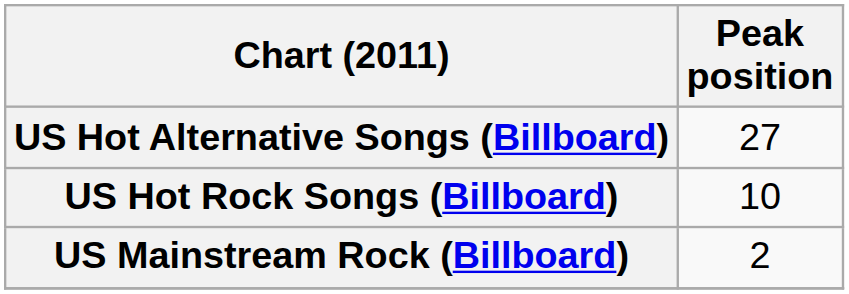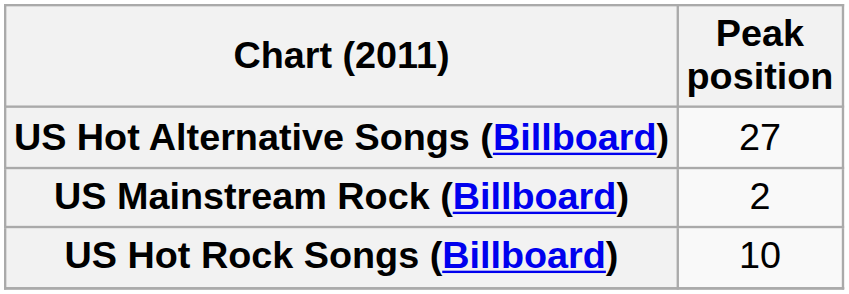rows swapped: (341, 256) <-> (342, 196)
